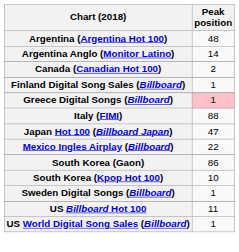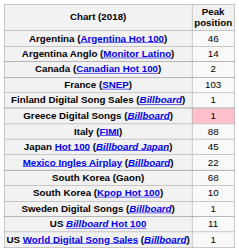(213, 38) 48 -> (213, 38) 46
+ row: (98, 85)
(213, 131) 47 -> (213, 147) 45
(213, 162) 86 -> (213, 178) 68
